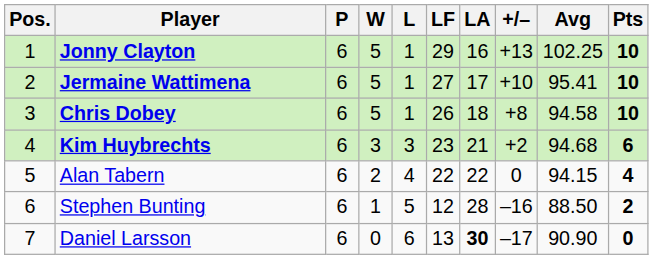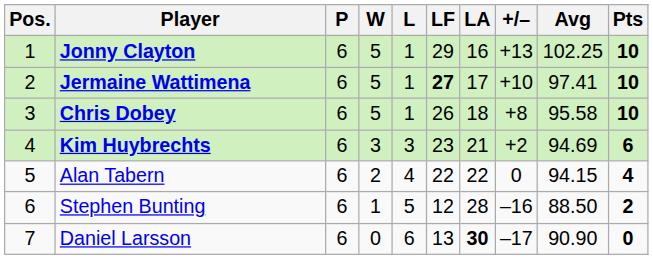(443, 82) normal -> (443, 82) bold
(573, 82) 95.41 -> (573, 82) 97.41
(573, 113) 94.58 -> (573, 113) 95.58
(573, 144) 94.68 -> (573, 144) 94.69
